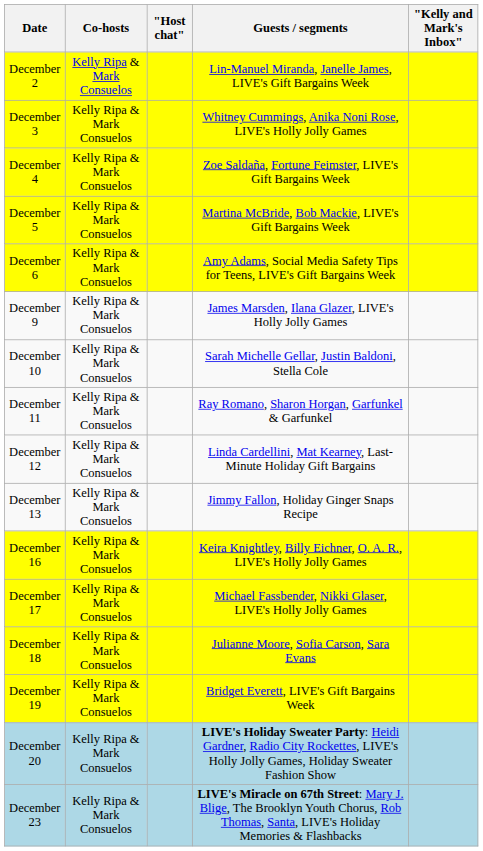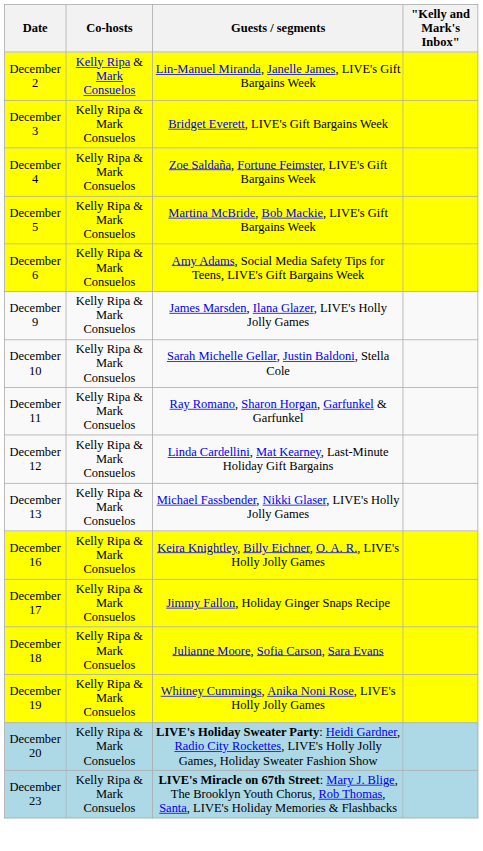- column: (170, 28)
(301, 124) Whitney Cummings, Anika Noni Rose, LIVE's Holly Jolly Games -> (278, 124) Bridget Everett, LIVE's Gift Bargains Week
(301, 507) Jimmy Fallon, Holiday Ginger Snaps Recipe -> (278, 507) Michael Fassbender, Nikki Glaser, LIVE's Holly Jolly Games
(301, 602) Michael Fassbender, Nikki Glaser, LIVE's Holly Jolly Games -> (278, 602) Jimmy Fallon, Holiday Ginger Snaps Recipe
(301, 698) Bridget Everett, LIVE's Gift Bargains Week -> (278, 698) Whitney Cummings, Anika Noni Rose, LIVE's Holly Jolly Games
